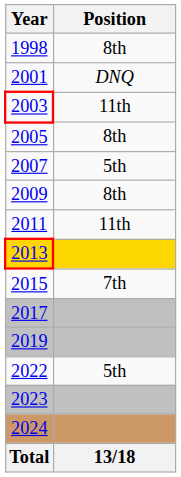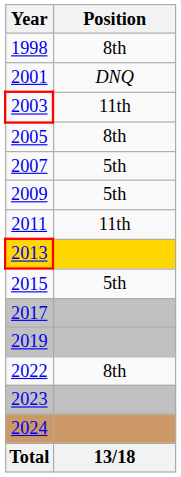(115, 194) 8th -> (115, 194) 5th
(115, 283) 7th -> (115, 283) 5th
(115, 370) 5th -> (115, 370) 8th
